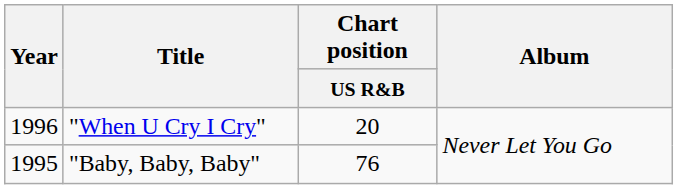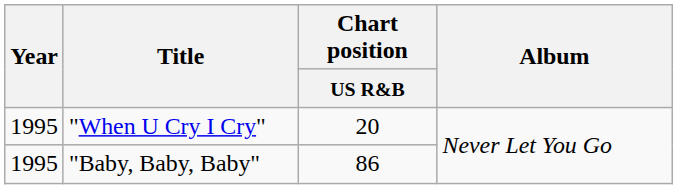(34, 125) 1996 -> (34, 125) 1995
(367, 163) 76 -> (367, 163) 86
